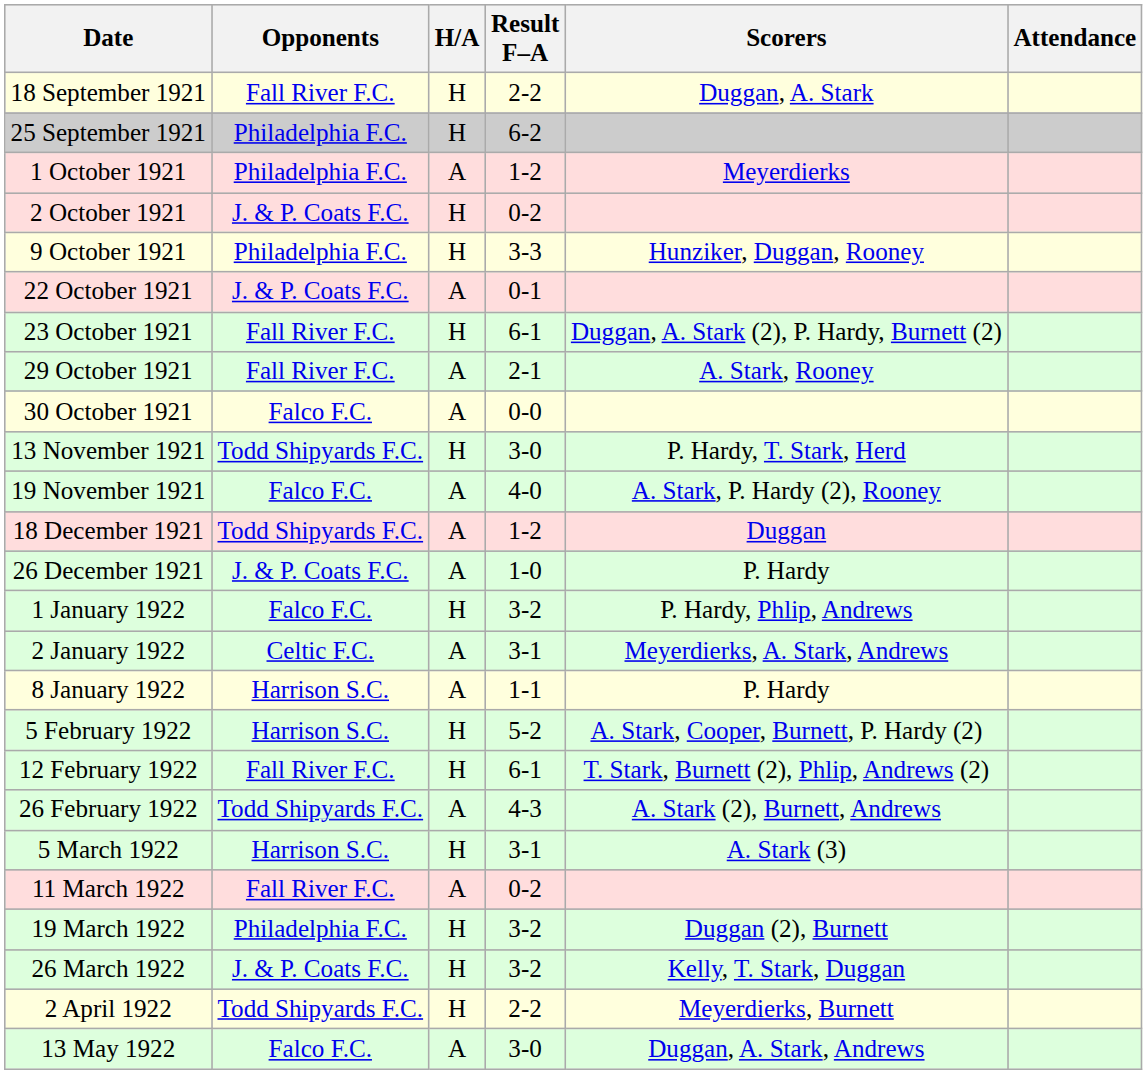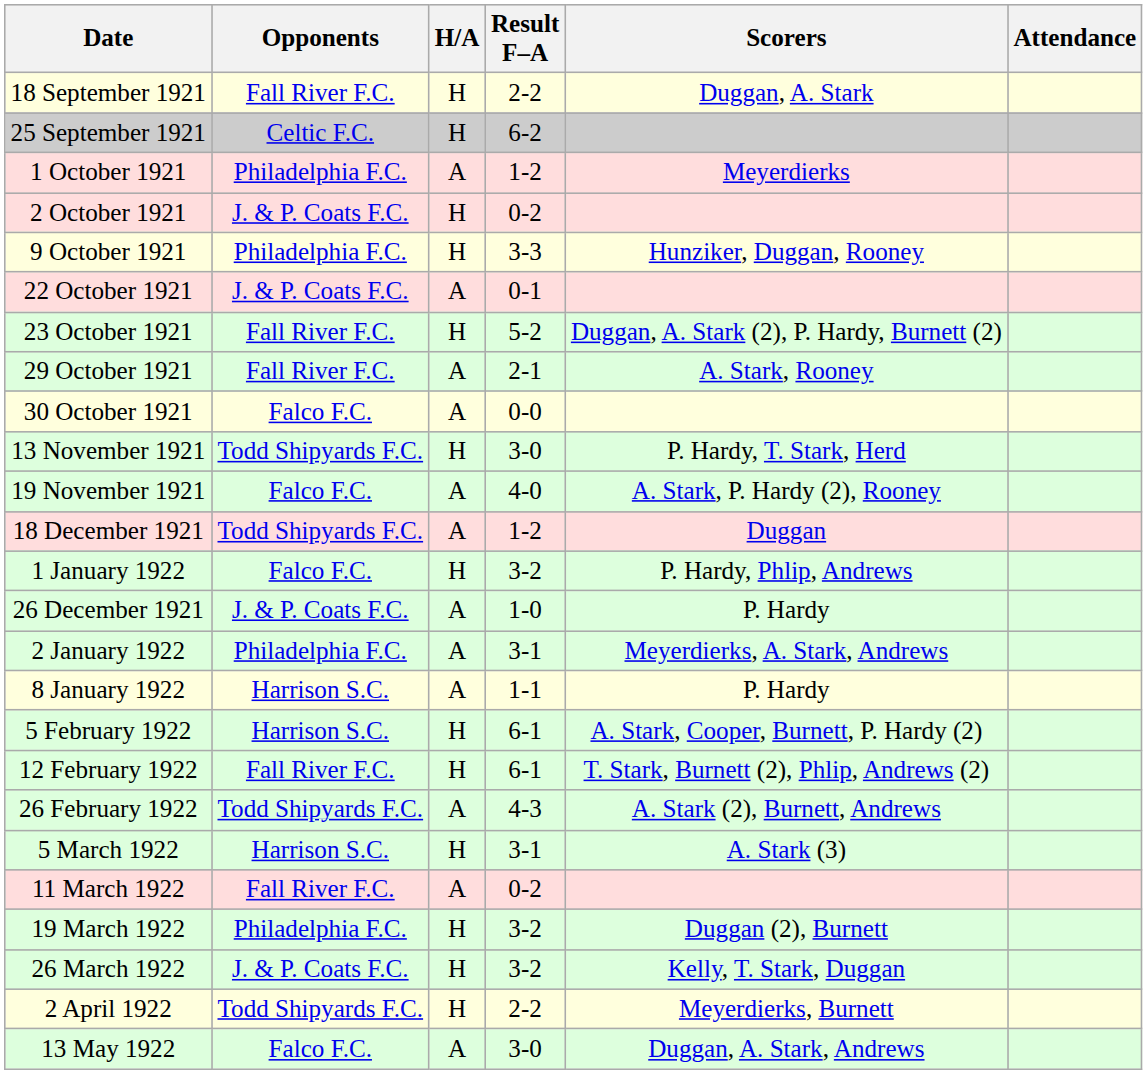(320, 132) Philadelphia F.C. -> (320, 132) Celtic F.C.
(525, 331) 6-1 -> (525, 331) 5-2
rows swapped: (108, 570) <-> (108, 610)
(320, 650) Celtic F.C. -> (320, 650) Philadelphia F.C.
(525, 729) 5-2 -> (525, 729) 6-1
